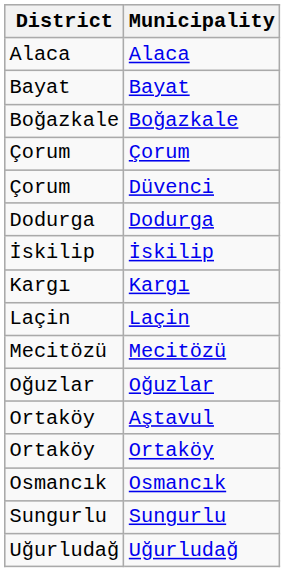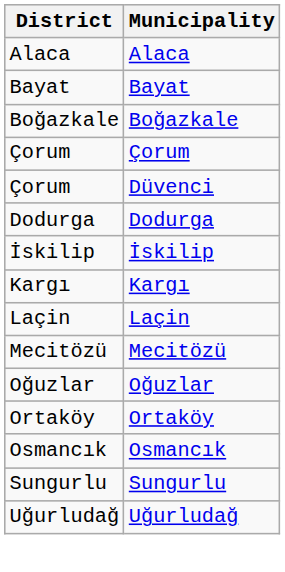- row: (171, 418)
